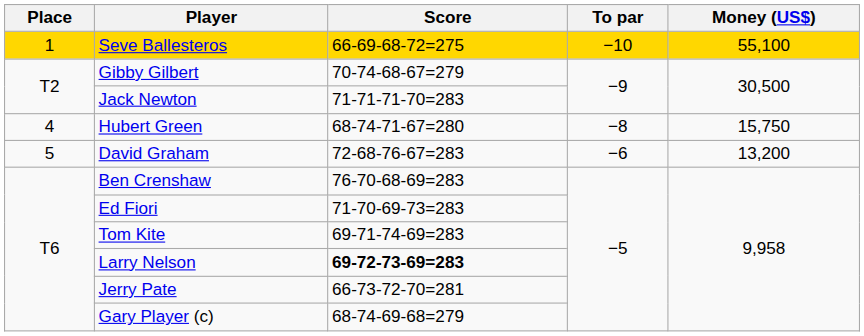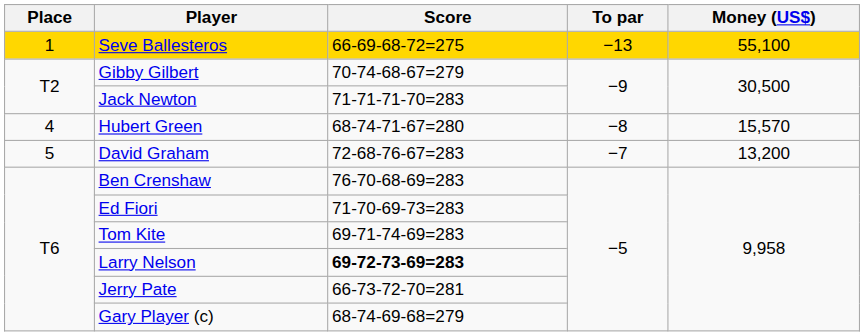(618, 45) −10 -> (618, 45) −13
(764, 126) 15,750 -> (764, 126) 15,570
(618, 153) −6 -> (618, 153) −7
